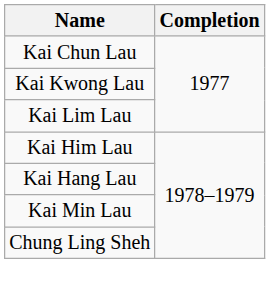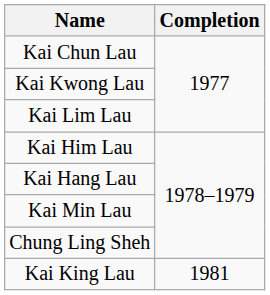+ row: (80, 274)
